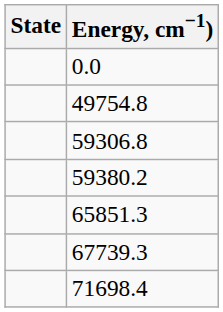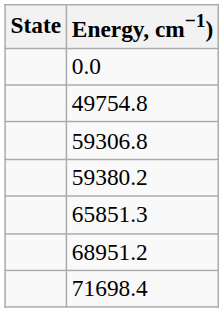- row: (110, 251)
+ row: (110, 251)
